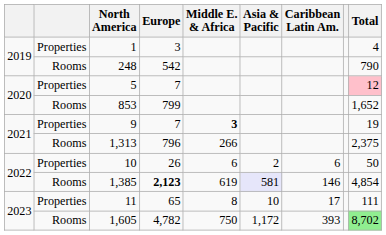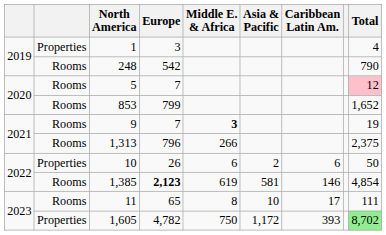(62, 85) Properties -> (69, 85) Rooms
(62, 124) Properties -> (69, 124) Rooms
(270, 182) lavender background -> (270, 182) no background
(62, 201) Properties -> (69, 201) Rooms
(69, 220) Rooms -> (62, 220) Properties
